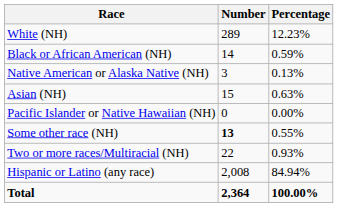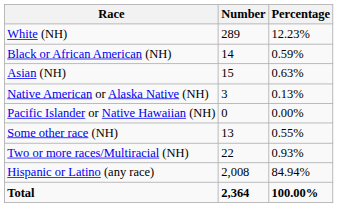rows swapped: (108, 73) <-> (37, 93)
(228, 133) bold -> (228, 133) normal
